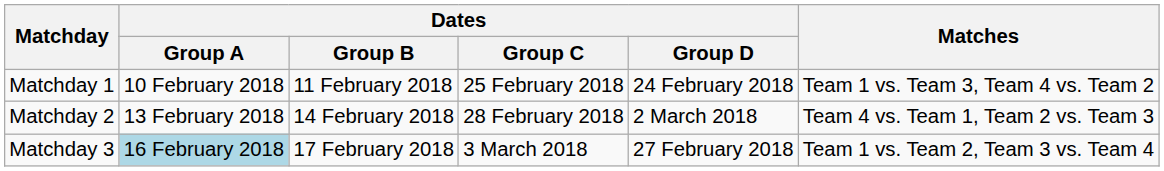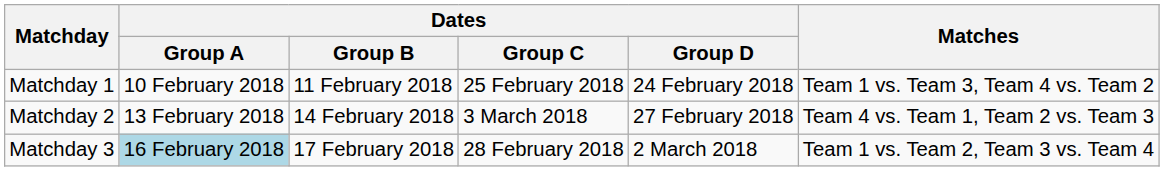(544, 117) 28 February 2018 -> (525, 117) 3 March 2018
(695, 117) 2 March 2018 -> (713, 117) 27 February 2018
(525, 149) 3 March 2018 -> (544, 149) 28 February 2018
(713, 149) 27 February 2018 -> (695, 149) 2 March 2018
